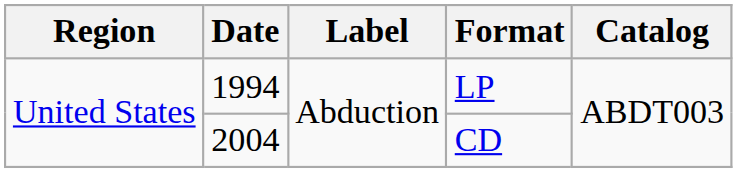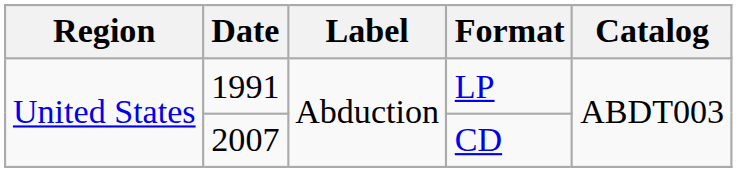(245, 85) 1994 -> (245, 85) 1991
(245, 139) 2004 -> (245, 139) 2007
